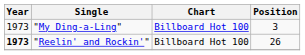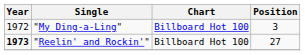(18, 27) 1973 -> (18, 27) 1972
(275, 42) 26 -> (275, 42) 27
